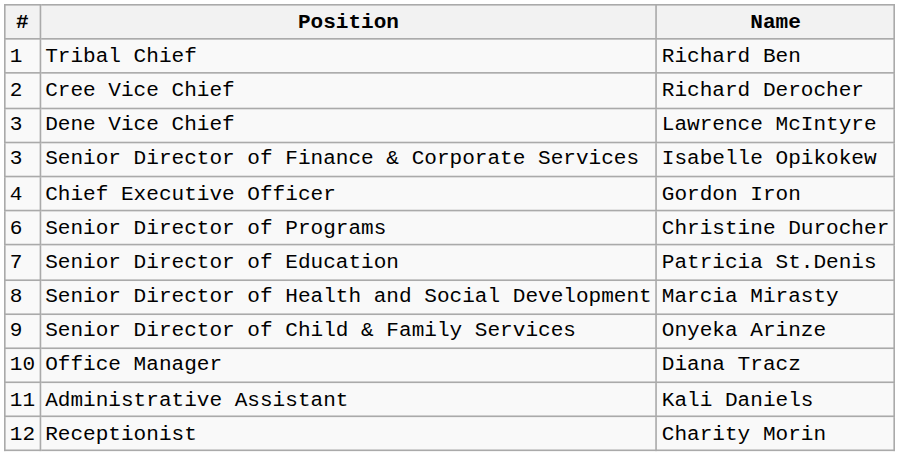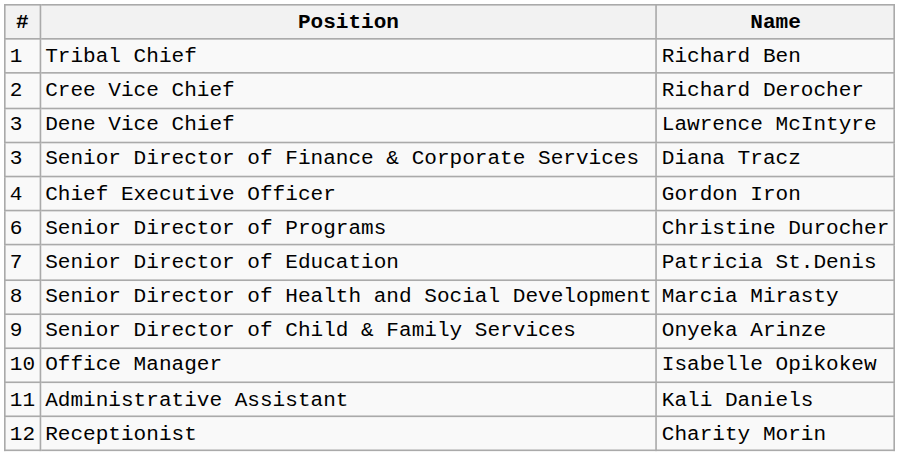(769, 159) Isabelle Opikokew -> (731, 159) Diana Tracz
(731, 365) Diana Tracz -> (769, 365) Isabelle Opikokew
